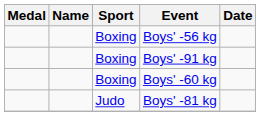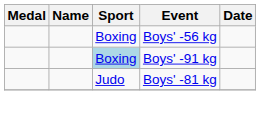(116, 58) no background -> (116, 58) lightblue background
- row: (180, 80)
